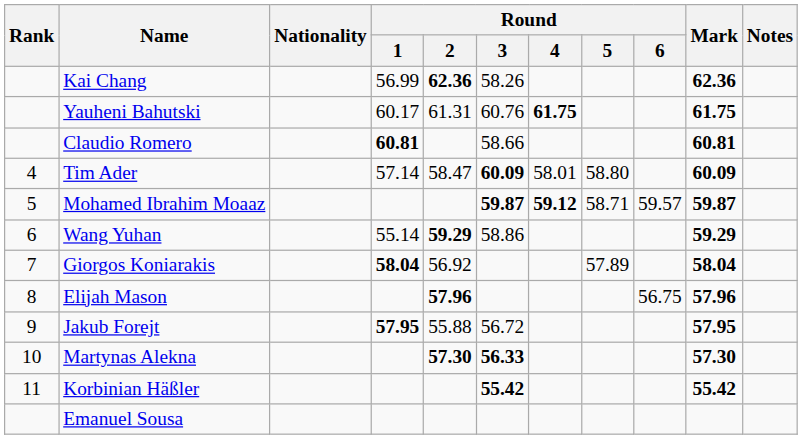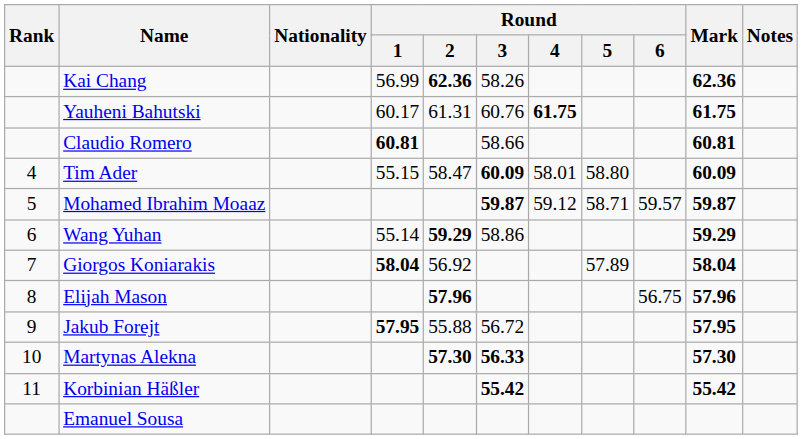(397, 173) 57.14 -> (397, 173) 55.15
(555, 204) bold -> (555, 204) normal
